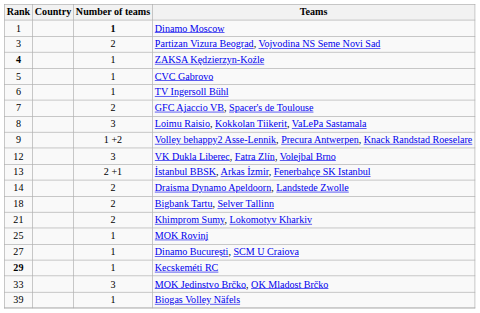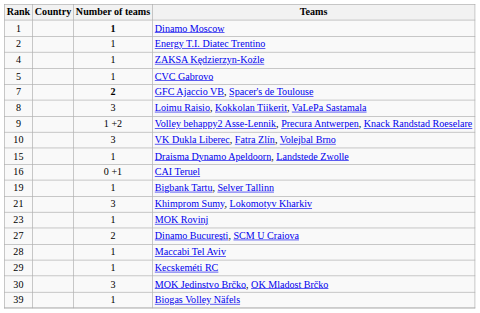+ row: (210, 44)
- row: (268, 44)
(18, 60) bold -> (18, 60) normal
- row: (192, 92)
(113, 108) normal -> (113, 92) bold
(18, 156) 12 -> (18, 140) 10
- row: (263, 172)
(18, 188) 14 -> (18, 156) 15
(113, 188) 2 -> (113, 156) 1
+ row: (177, 172)
(18, 204) 18 -> (18, 188) 19
(113, 204) 2 -> (113, 188) 1
(113, 220) 2 -> (113, 204) 3
(18, 236) 25 -> (18, 220) 23
(113, 252) 1 -> (113, 236) 2
+ row: (190, 252)
(18, 268) bold -> (18, 268) normal
(18, 284) 33 -> (18, 284) 30
